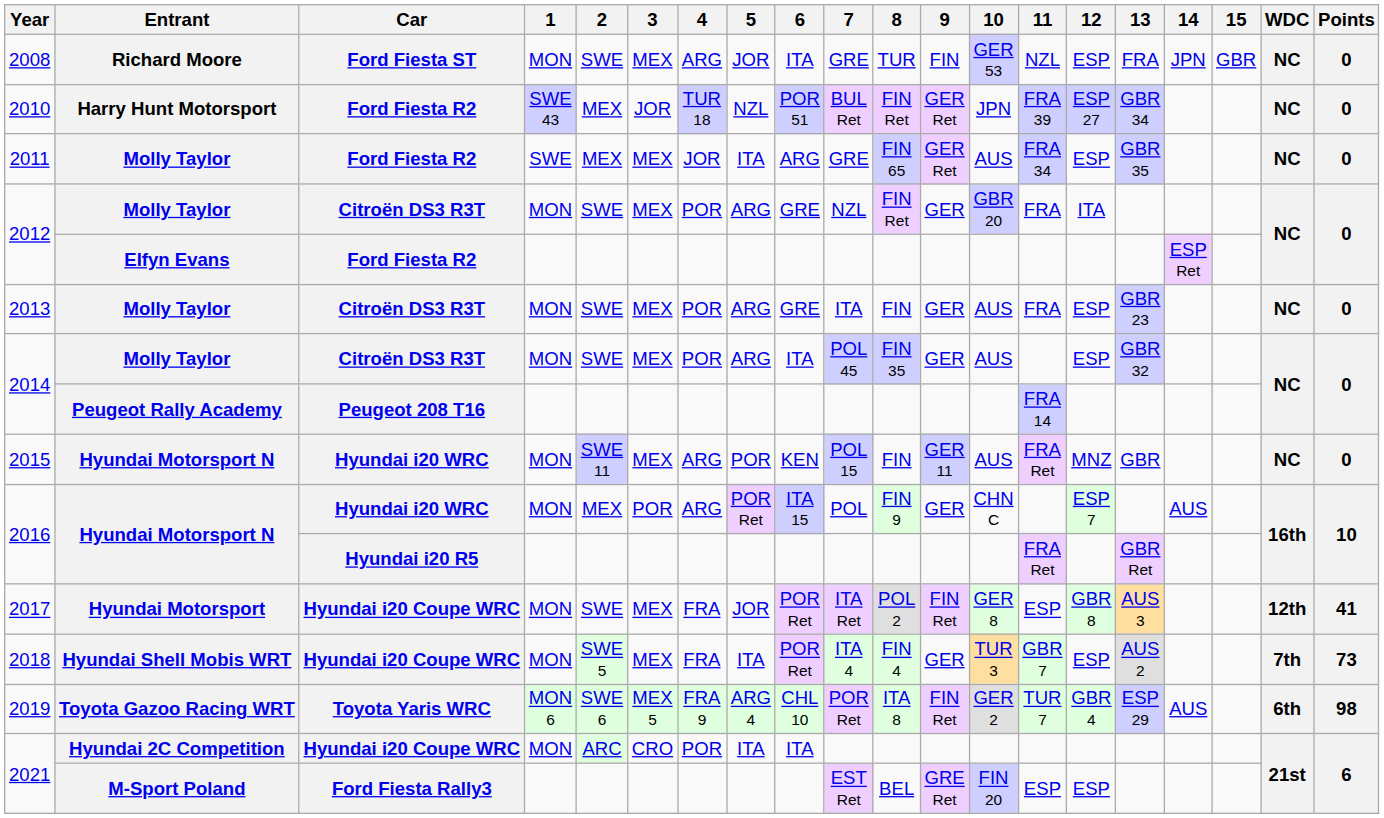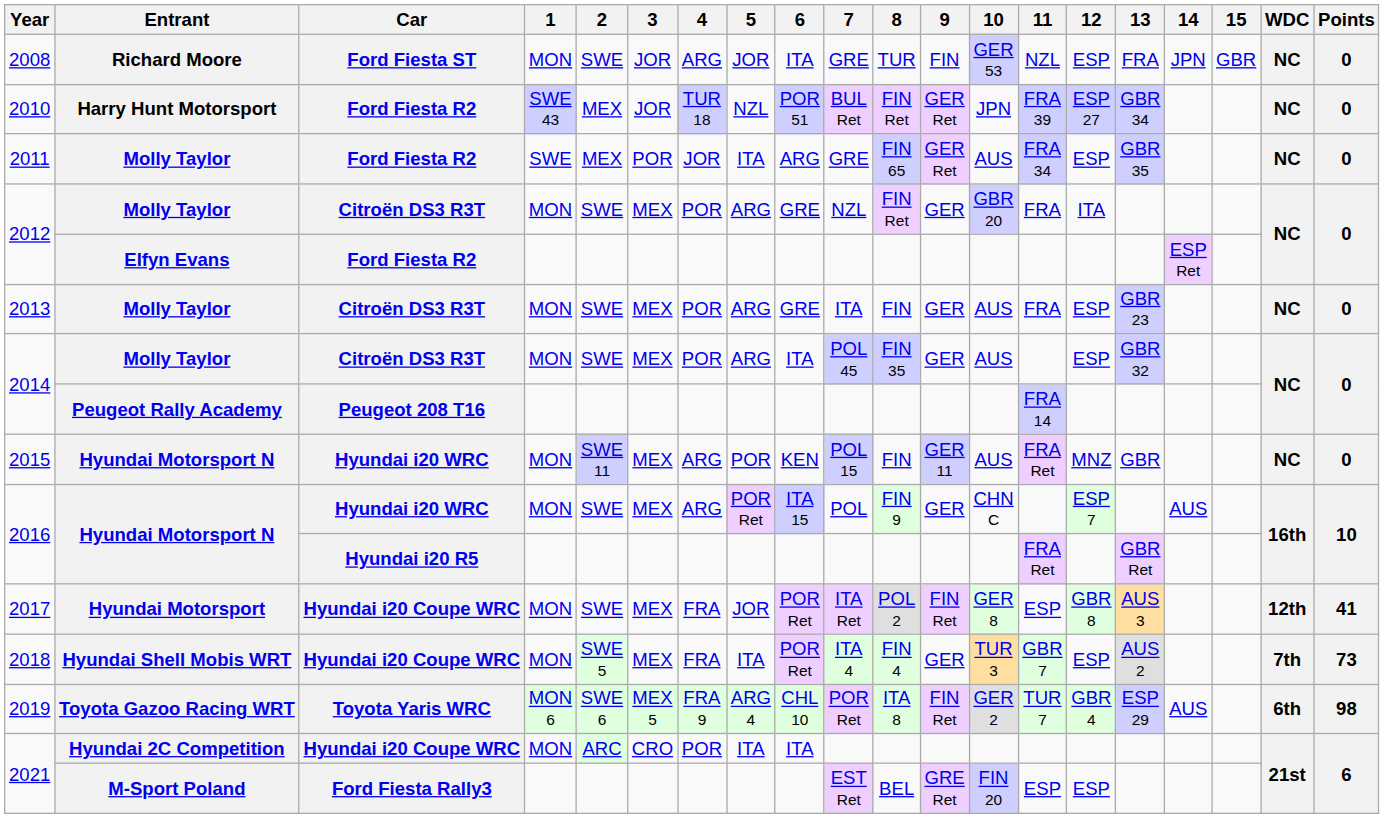(652, 59) MEX -> (652, 59) JOR
(652, 159) MEX -> (652, 159) POR
(602, 509) MEX -> (602, 509) SWE
(652, 509) POR -> (652, 509) MEX
